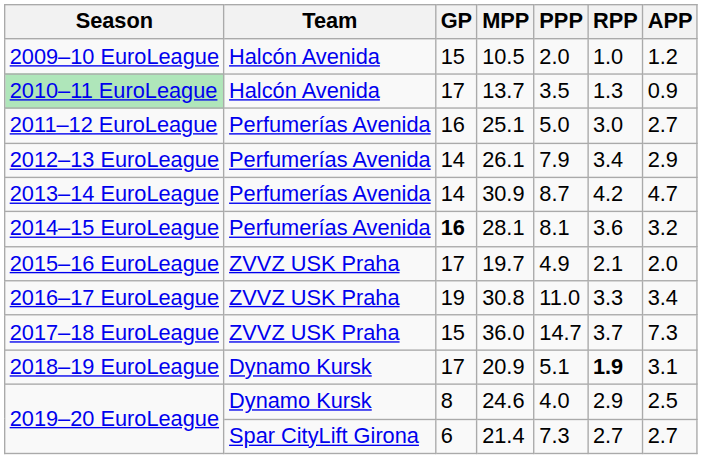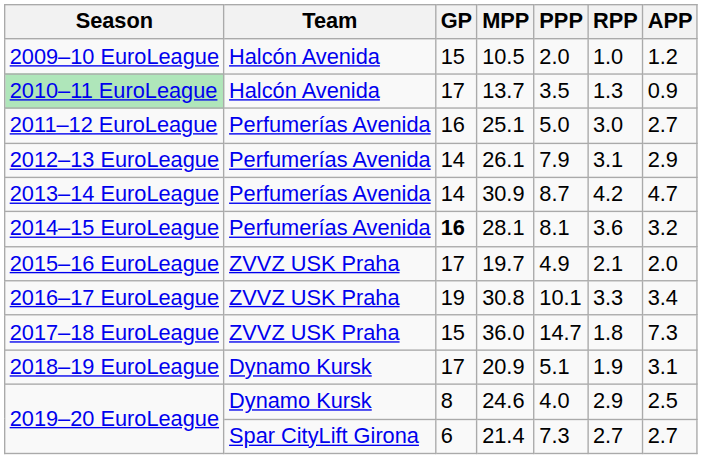(608, 159) 3.4 -> (608, 159) 3.1
(560, 297) 11.0 -> (561, 297) 10.1
(608, 332) 3.7 -> (608, 332) 1.8
(608, 366) bold -> (608, 366) normal
